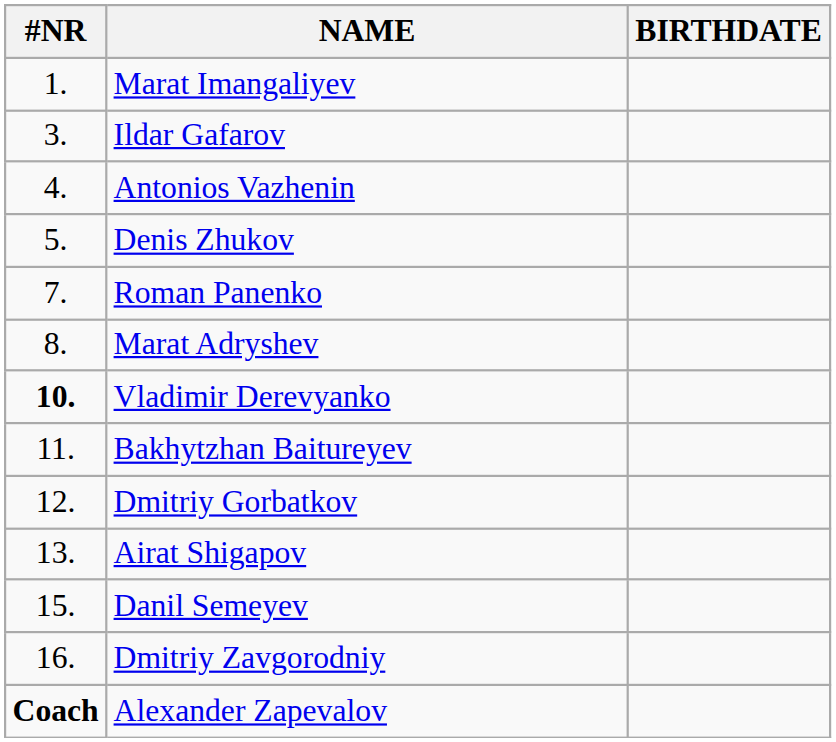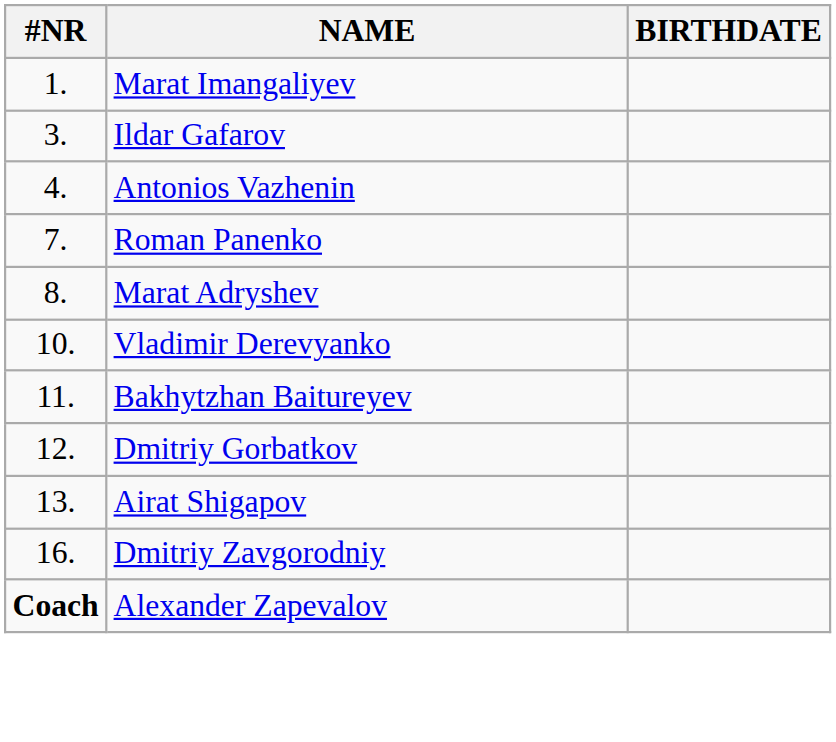- row: (204, 240)
(56, 396) bold -> (56, 344) normal
- row: (211, 605)
